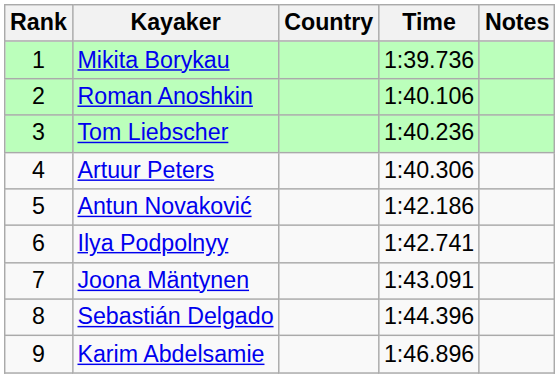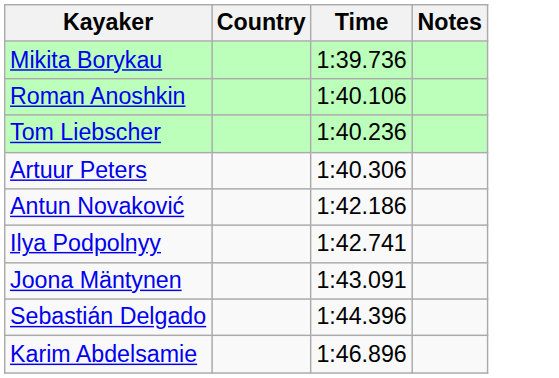- column: (38, 22)
